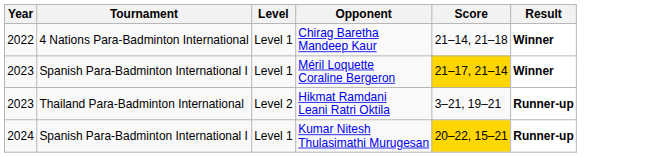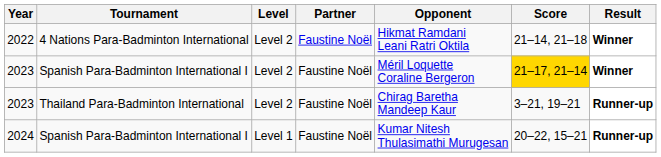+ column: (335, 14)
(273, 40) Level 1 -> (273, 40) Level 2
(338, 40) Chirag Baretha Mandeep Kaur -> (423, 40) Hikmat Ramdani Leani Ratri Oktila
(273, 72) Level 1 -> (273, 72) Level 2
(344, 104) Hikmat Ramdani Leani Ratri Oktila -> (418, 104) Chirag Baretha Mandeep Kaur
(471, 136) gold background -> (550, 136) no background
